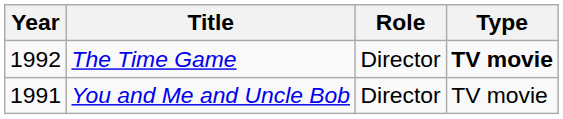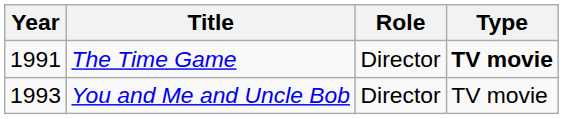(35, 58) 1992 -> (35, 58) 1991
(35, 95) 1991 -> (35, 95) 1993
